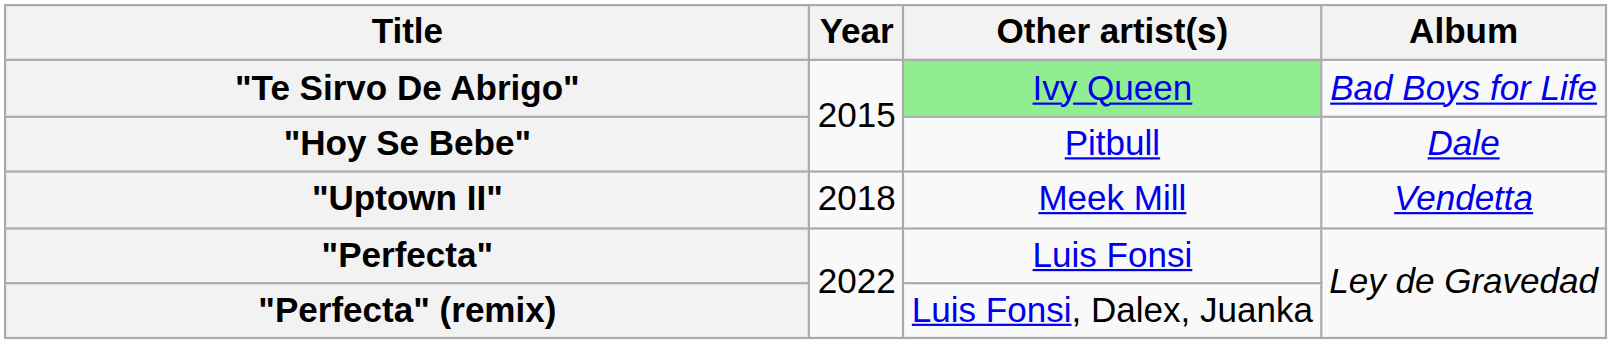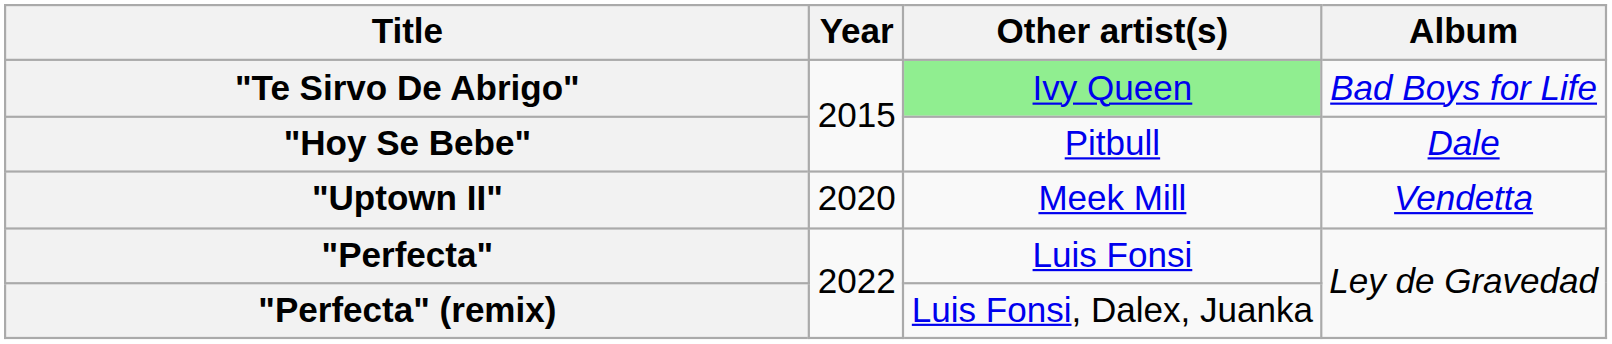(857, 198) 2018 -> (857, 198) 2020
